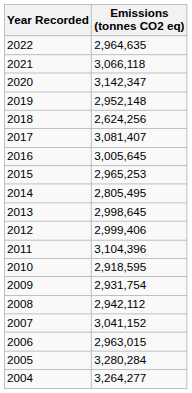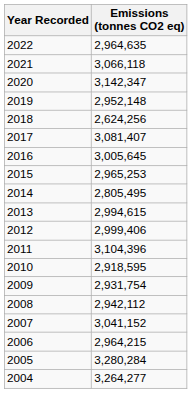(120, 212) 2,998,645 -> (120, 212) 2,994,615
(120, 341) 2,963,015 -> (120, 341) 2,964,215
